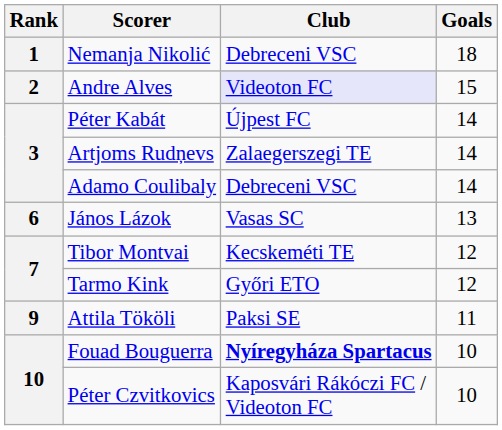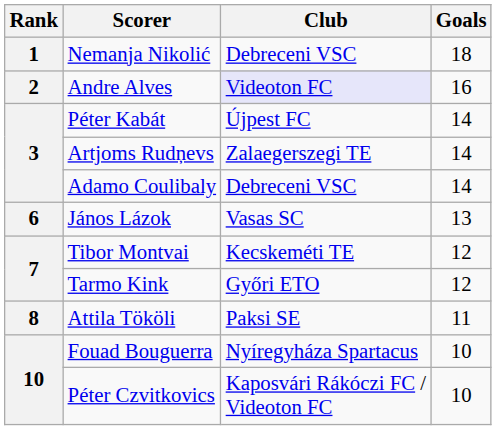(467, 86) 15 -> (461, 86) 16
(34, 317) 9 -> (34, 317) 8
(329, 350) bold -> (322, 350) normal
